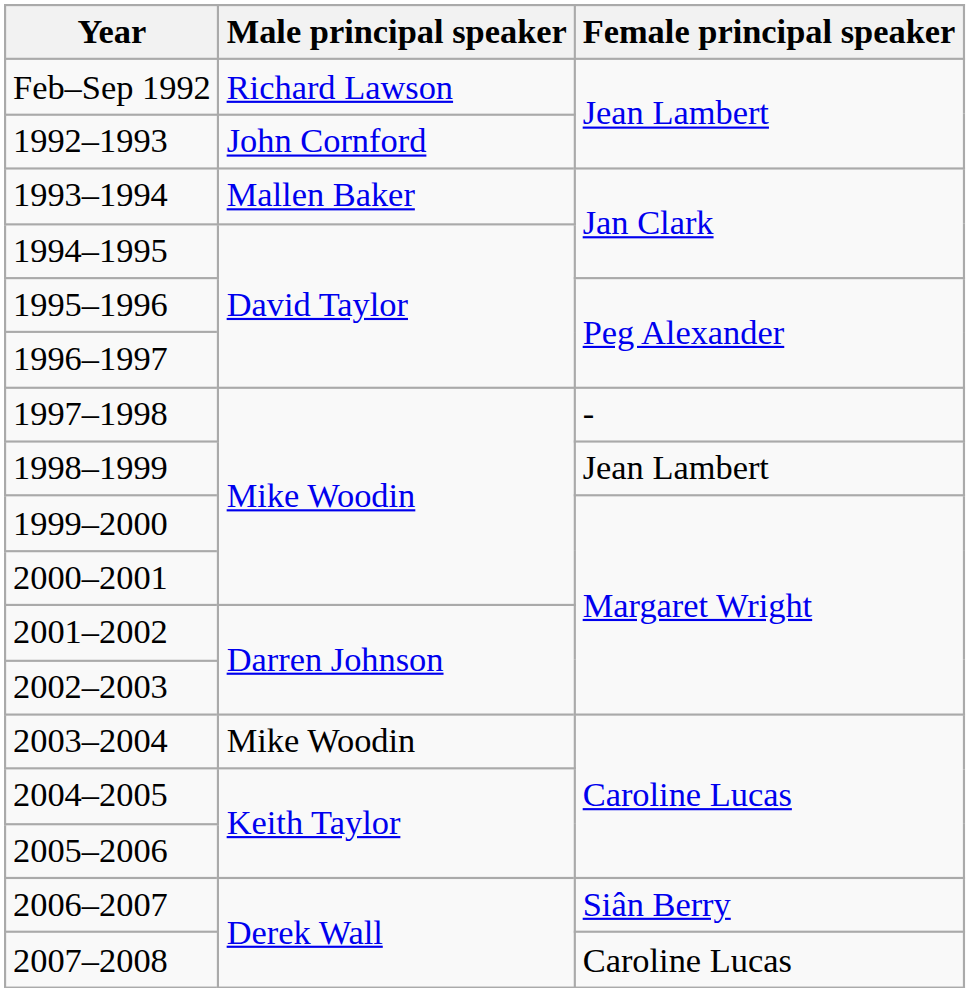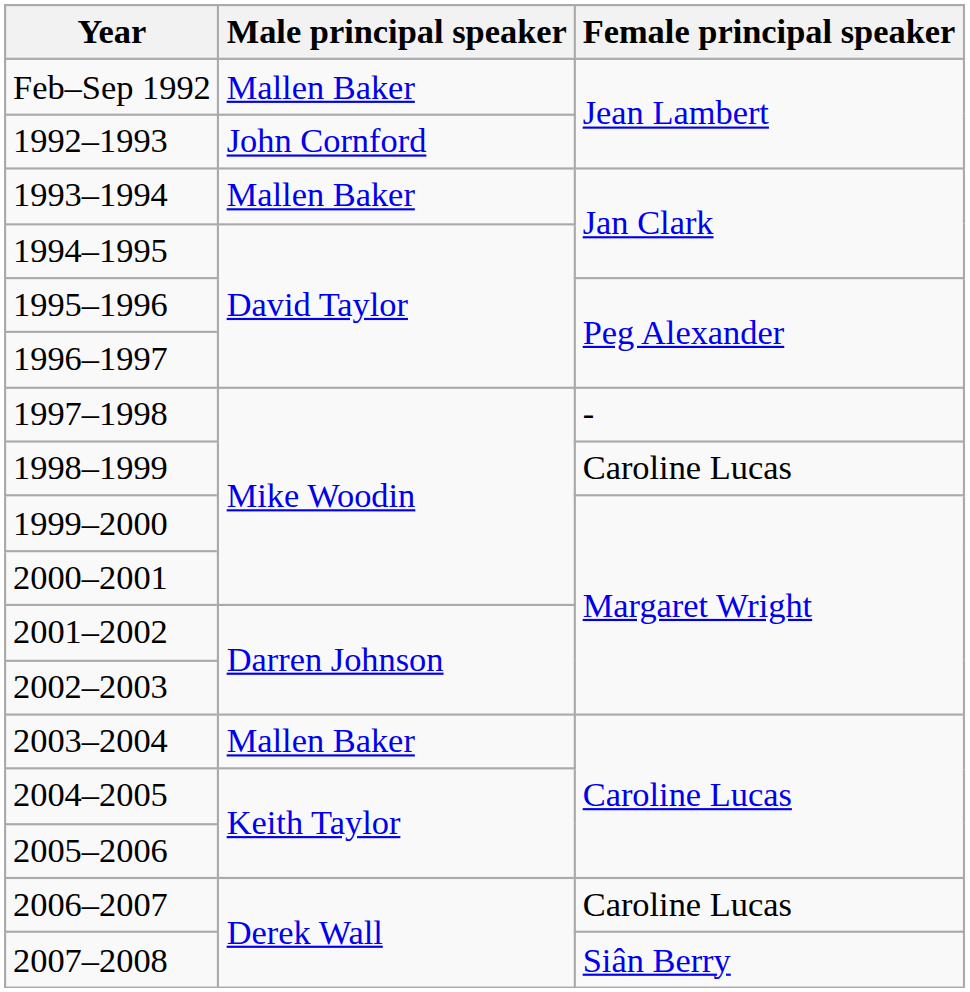(340, 86) Richard Lawson -> (321, 86) Mallen Baker
(676, 468) Jean Lambert -> (687, 468) Caroline Lucas
(321, 741) Mike Woodin -> (321, 741) Mallen Baker
(657, 904) Siân Berry -> (687, 904) Caroline Lucas
(687, 959) Caroline Lucas -> (657, 959) Siân Berry
